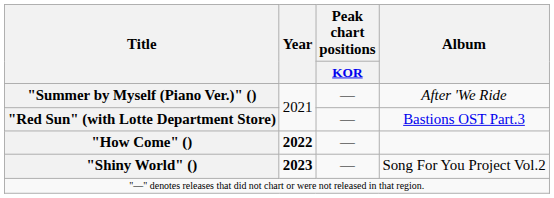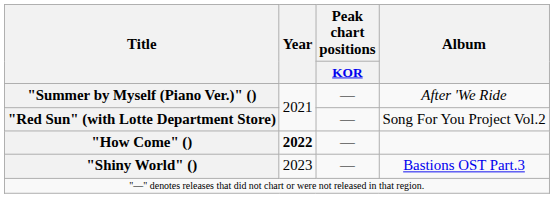(464, 119) Bastions OST Part.3 -> (464, 119) Song For You Project Vol.2
(298, 166) bold -> (298, 166) normal
(464, 166) Song For You Project Vol.2 -> (464, 166) Bastions OST Part.3
